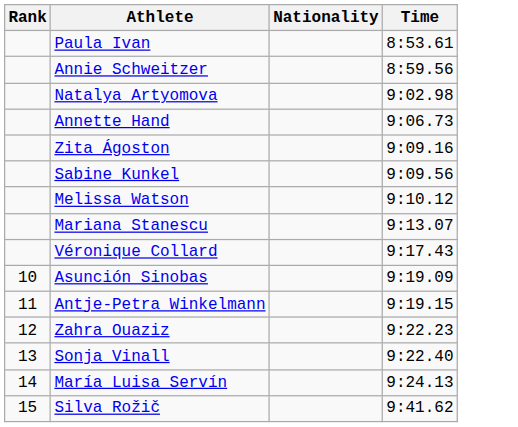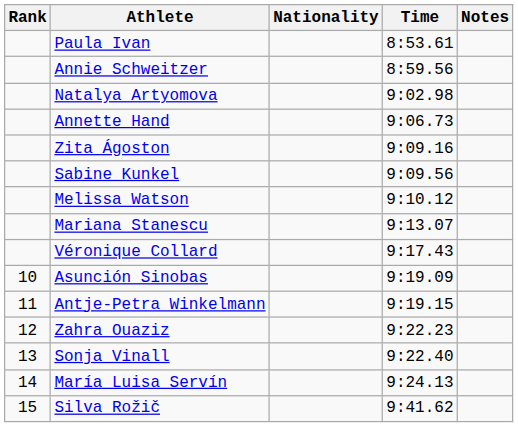+ column: (485, 18)
